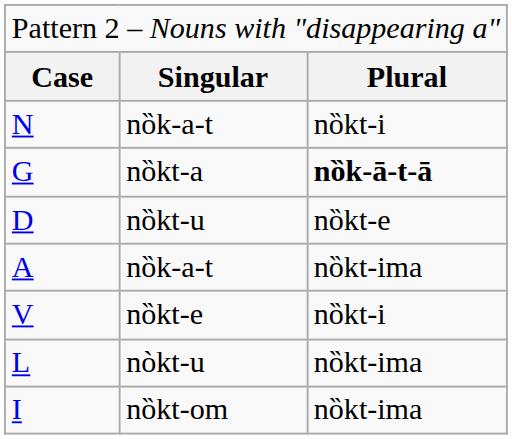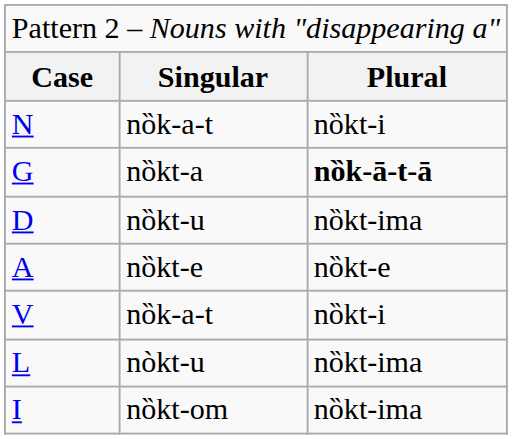(352, 219) nȍkt-e -> (368, 219) nȍkt-ima
(170, 266) nȍk-a-t -> (165, 266) nȍkt-e
(368, 266) nȍkt-ima -> (352, 266) nȍkt-e
(165, 314) nȍkt-e -> (170, 314) nȍk-a-t
